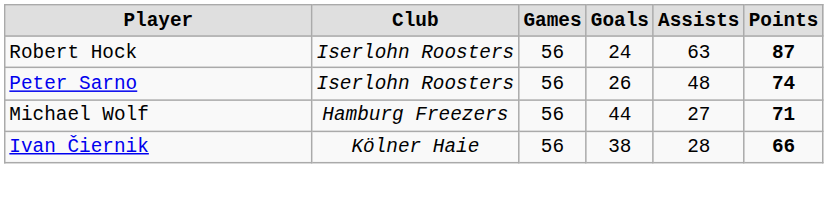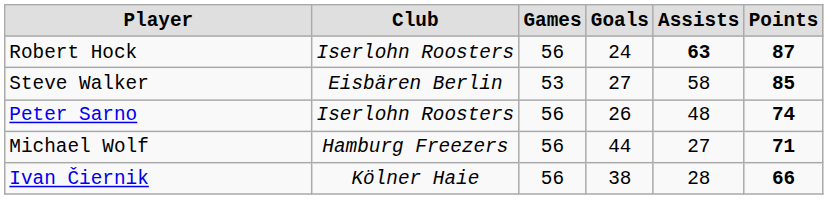(699, 52) normal -> (699, 52) bold
+ row: (79, 84)
